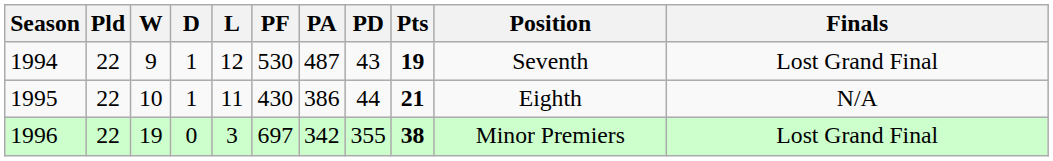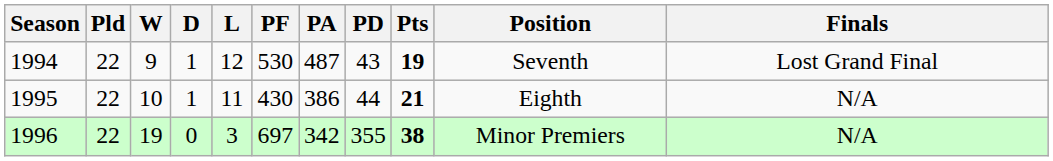(857, 135) Lost Grand Final -> (857, 135) N/A
